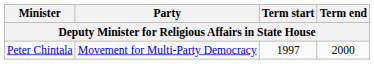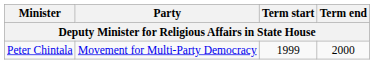(288, 50) 1997 -> (288, 50) 1999
